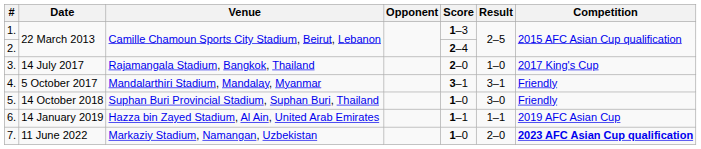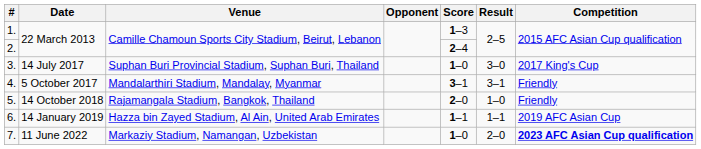(212, 65) Rajamangala Stadium, Bangkok, Thailand -> (244, 65) Suphan Buri Provincial Stadium, Suphan Buri, Thailand
(459, 65) 2–0 -> (459, 65) 1–0
(496, 65) 1–0 -> (496, 65) 3–0
(244, 100) Suphan Buri Provincial Stadium, Suphan Buri, Thailand -> (212, 100) Rajamangala Stadium, Bangkok, Thailand
(459, 100) 1–0 -> (459, 100) 2–0
(496, 100) 3–0 -> (496, 100) 1–0
